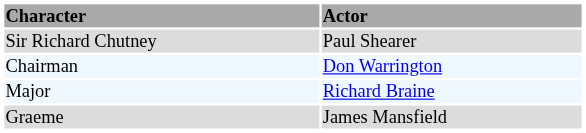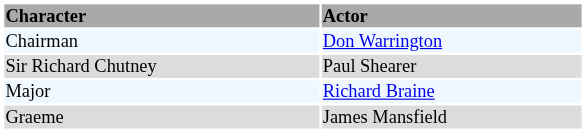rows swapped: (42, 66) <-> (81, 41)
